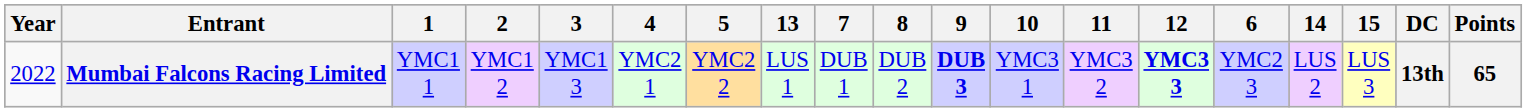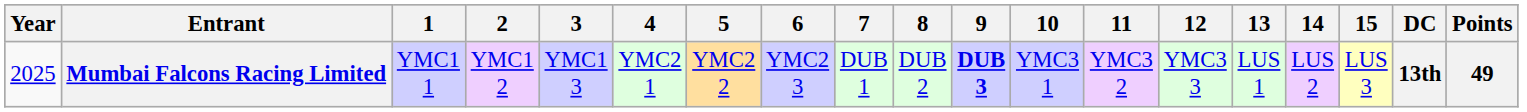columns swapped: (1251, 22) <-> (788, 22)
(33, 73) 2022 -> (33, 73) 2025
(1176, 73) bold -> (1195, 73) normal
(1485, 73) 65 -> (1482, 73) 49
